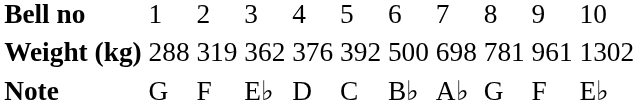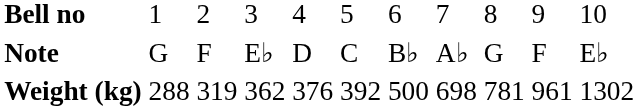rows swapped: (73, 51) <-> (31, 90)
